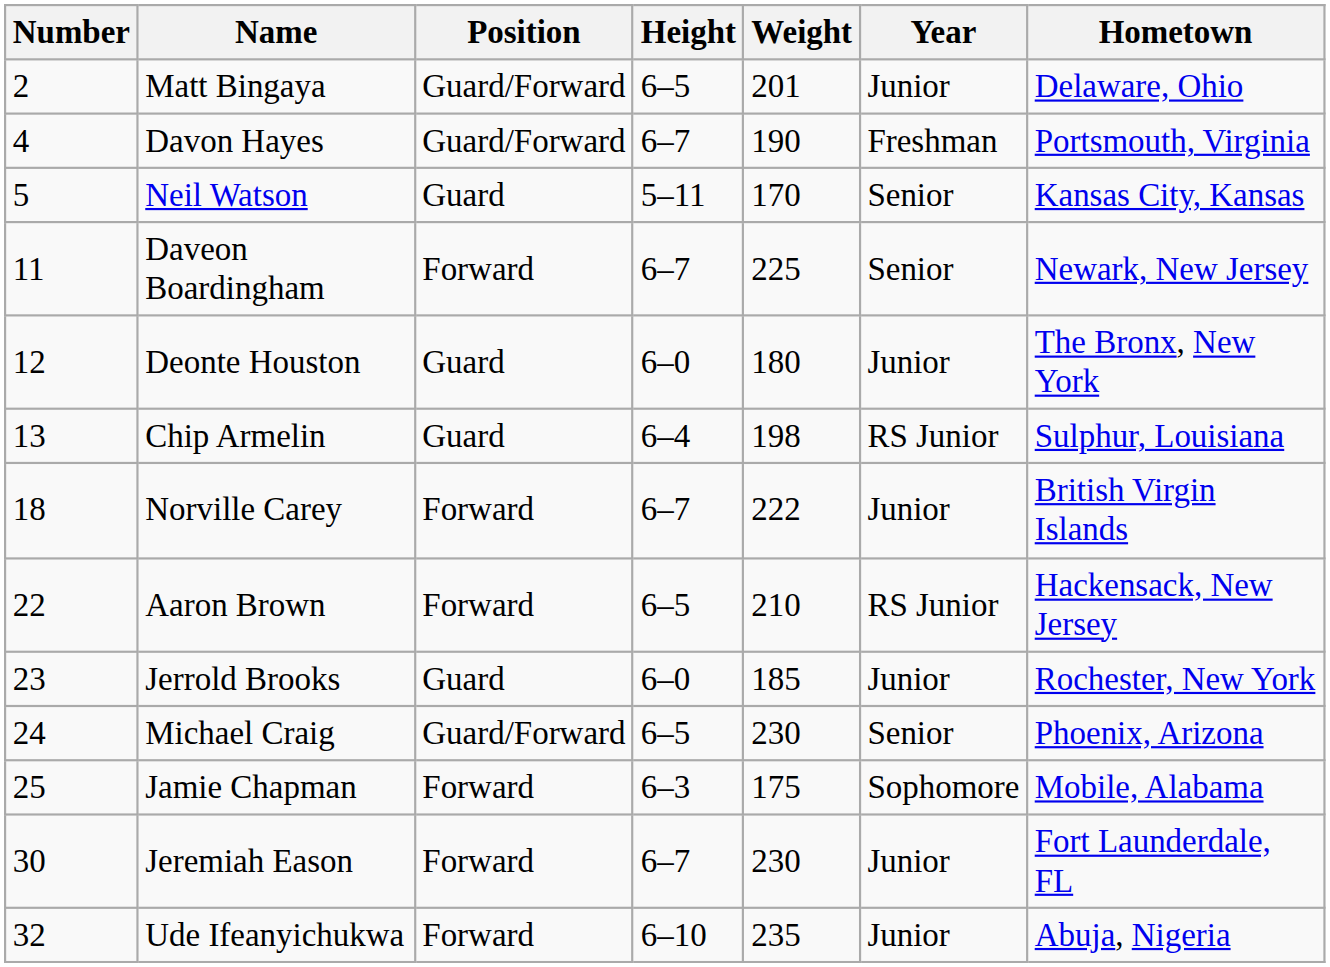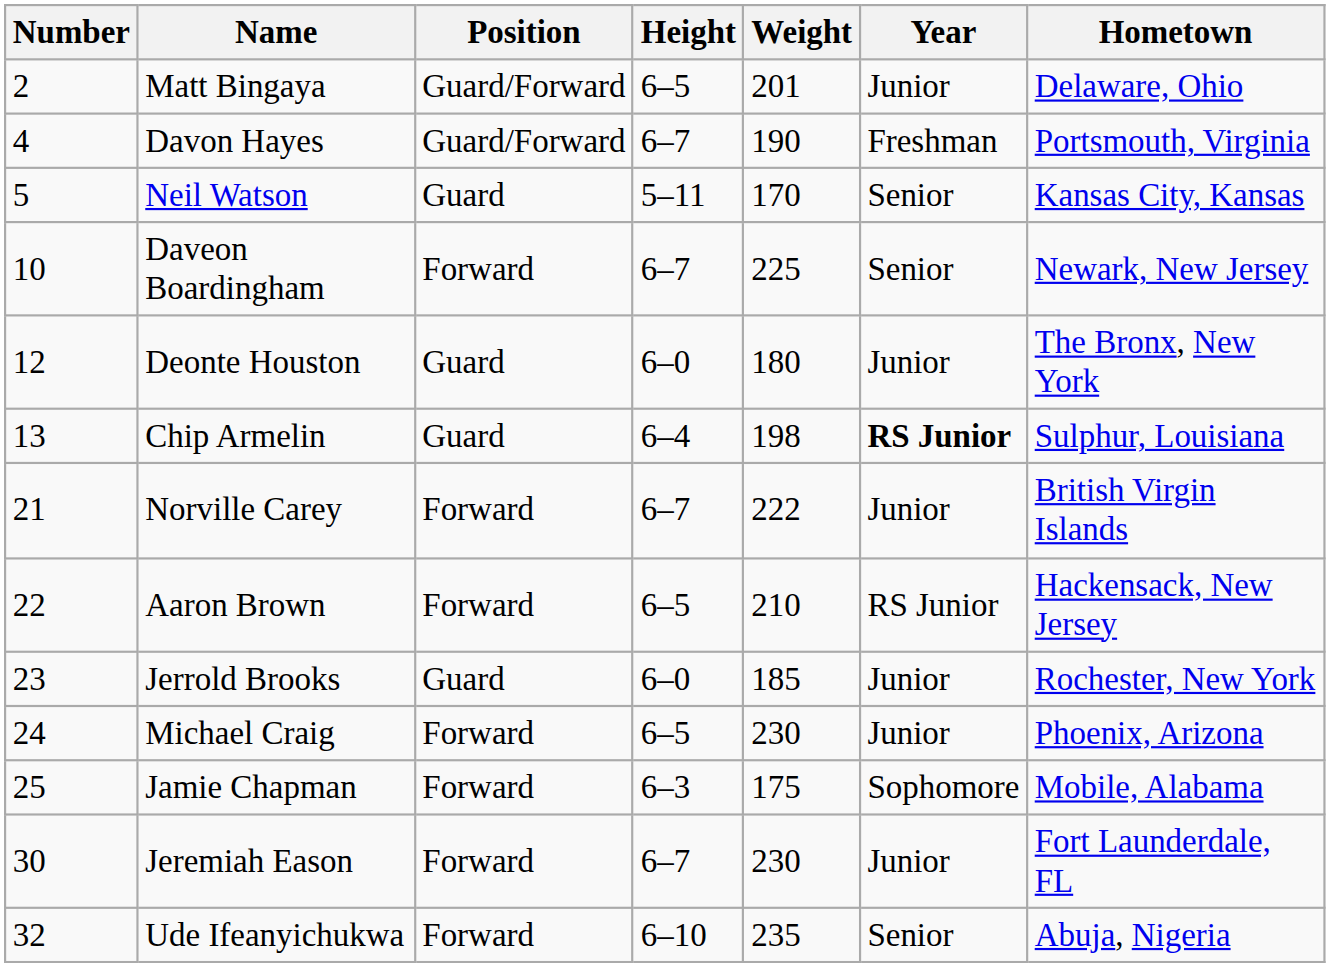(29, 268) 11 -> (29, 268) 10
(933, 436) normal -> (939, 436) bold
(29, 510) 18 -> (29, 510) 21
(524, 731) Guard/Forward -> (478, 731) Forward
(910, 731) Senior -> (909, 731) Junior
(909, 934) Junior -> (910, 934) Senior
